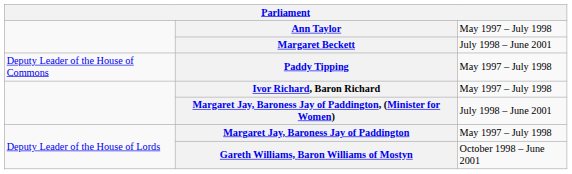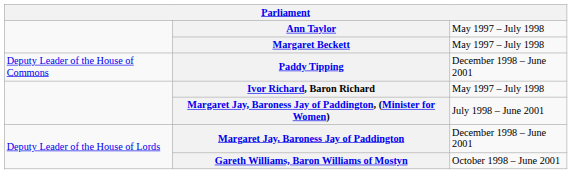(506, 45) July 1998 – June 2001 -> (498, 45) May 1997 – July 1998
(506, 67) May 1997 – July 1998 -> (499, 67) December 1998 – June 2001
(506, 133) May 1997 – July 1998 -> (499, 138) December 1998 – June 2001
